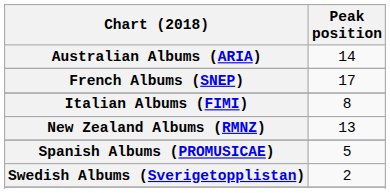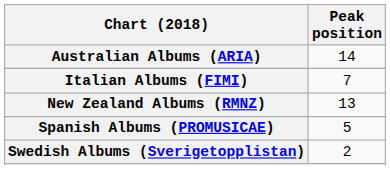- row: (157, 81)
(347, 104) 8 -> (347, 81) 7
